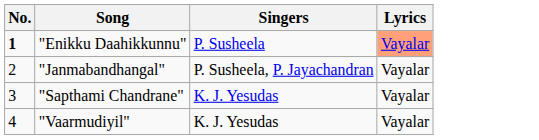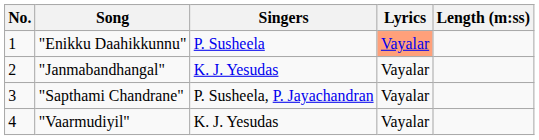+ column: (483, 17)
(12, 43) bold -> (12, 43) normal
(284, 69) P. Susheela, P. Jayachandran -> (236, 69) K. J. Yesudas
(236, 95) K. J. Yesudas -> (284, 95) P. Susheela, P. Jayachandran
